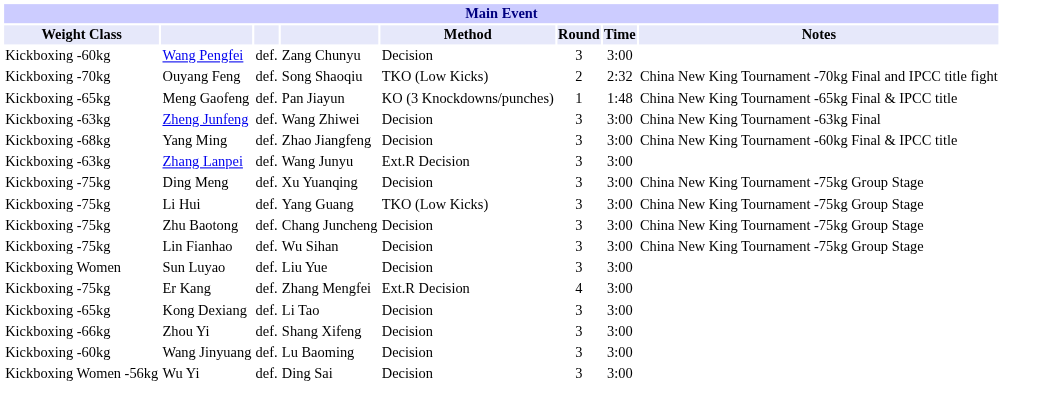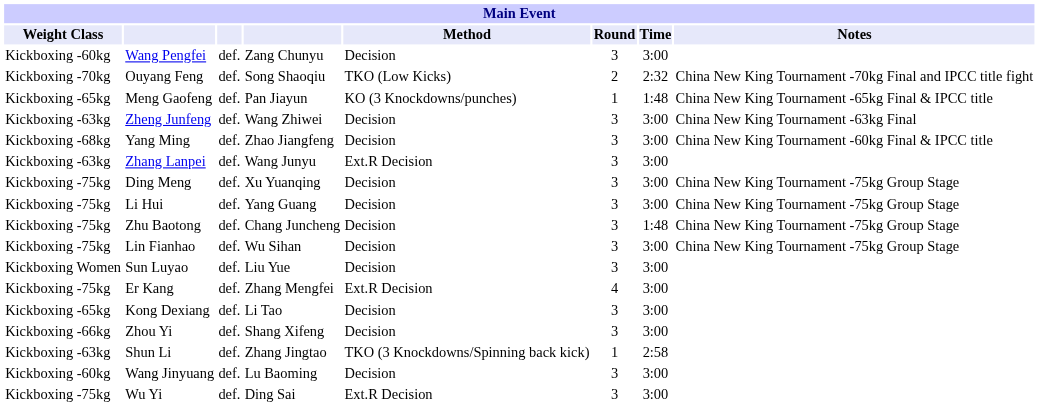(435, 204) TKO (Low Kicks) -> (370, 204) Decision
(620, 225) 3:00 -> (655, 225) 1:48
+ row: (148, 352)
(82, 374) Kickboxing Women -56kg -> (58, 395) Kickboxing -75kg
(407, 374) Decision -> (389, 395) Ext.R Decision
